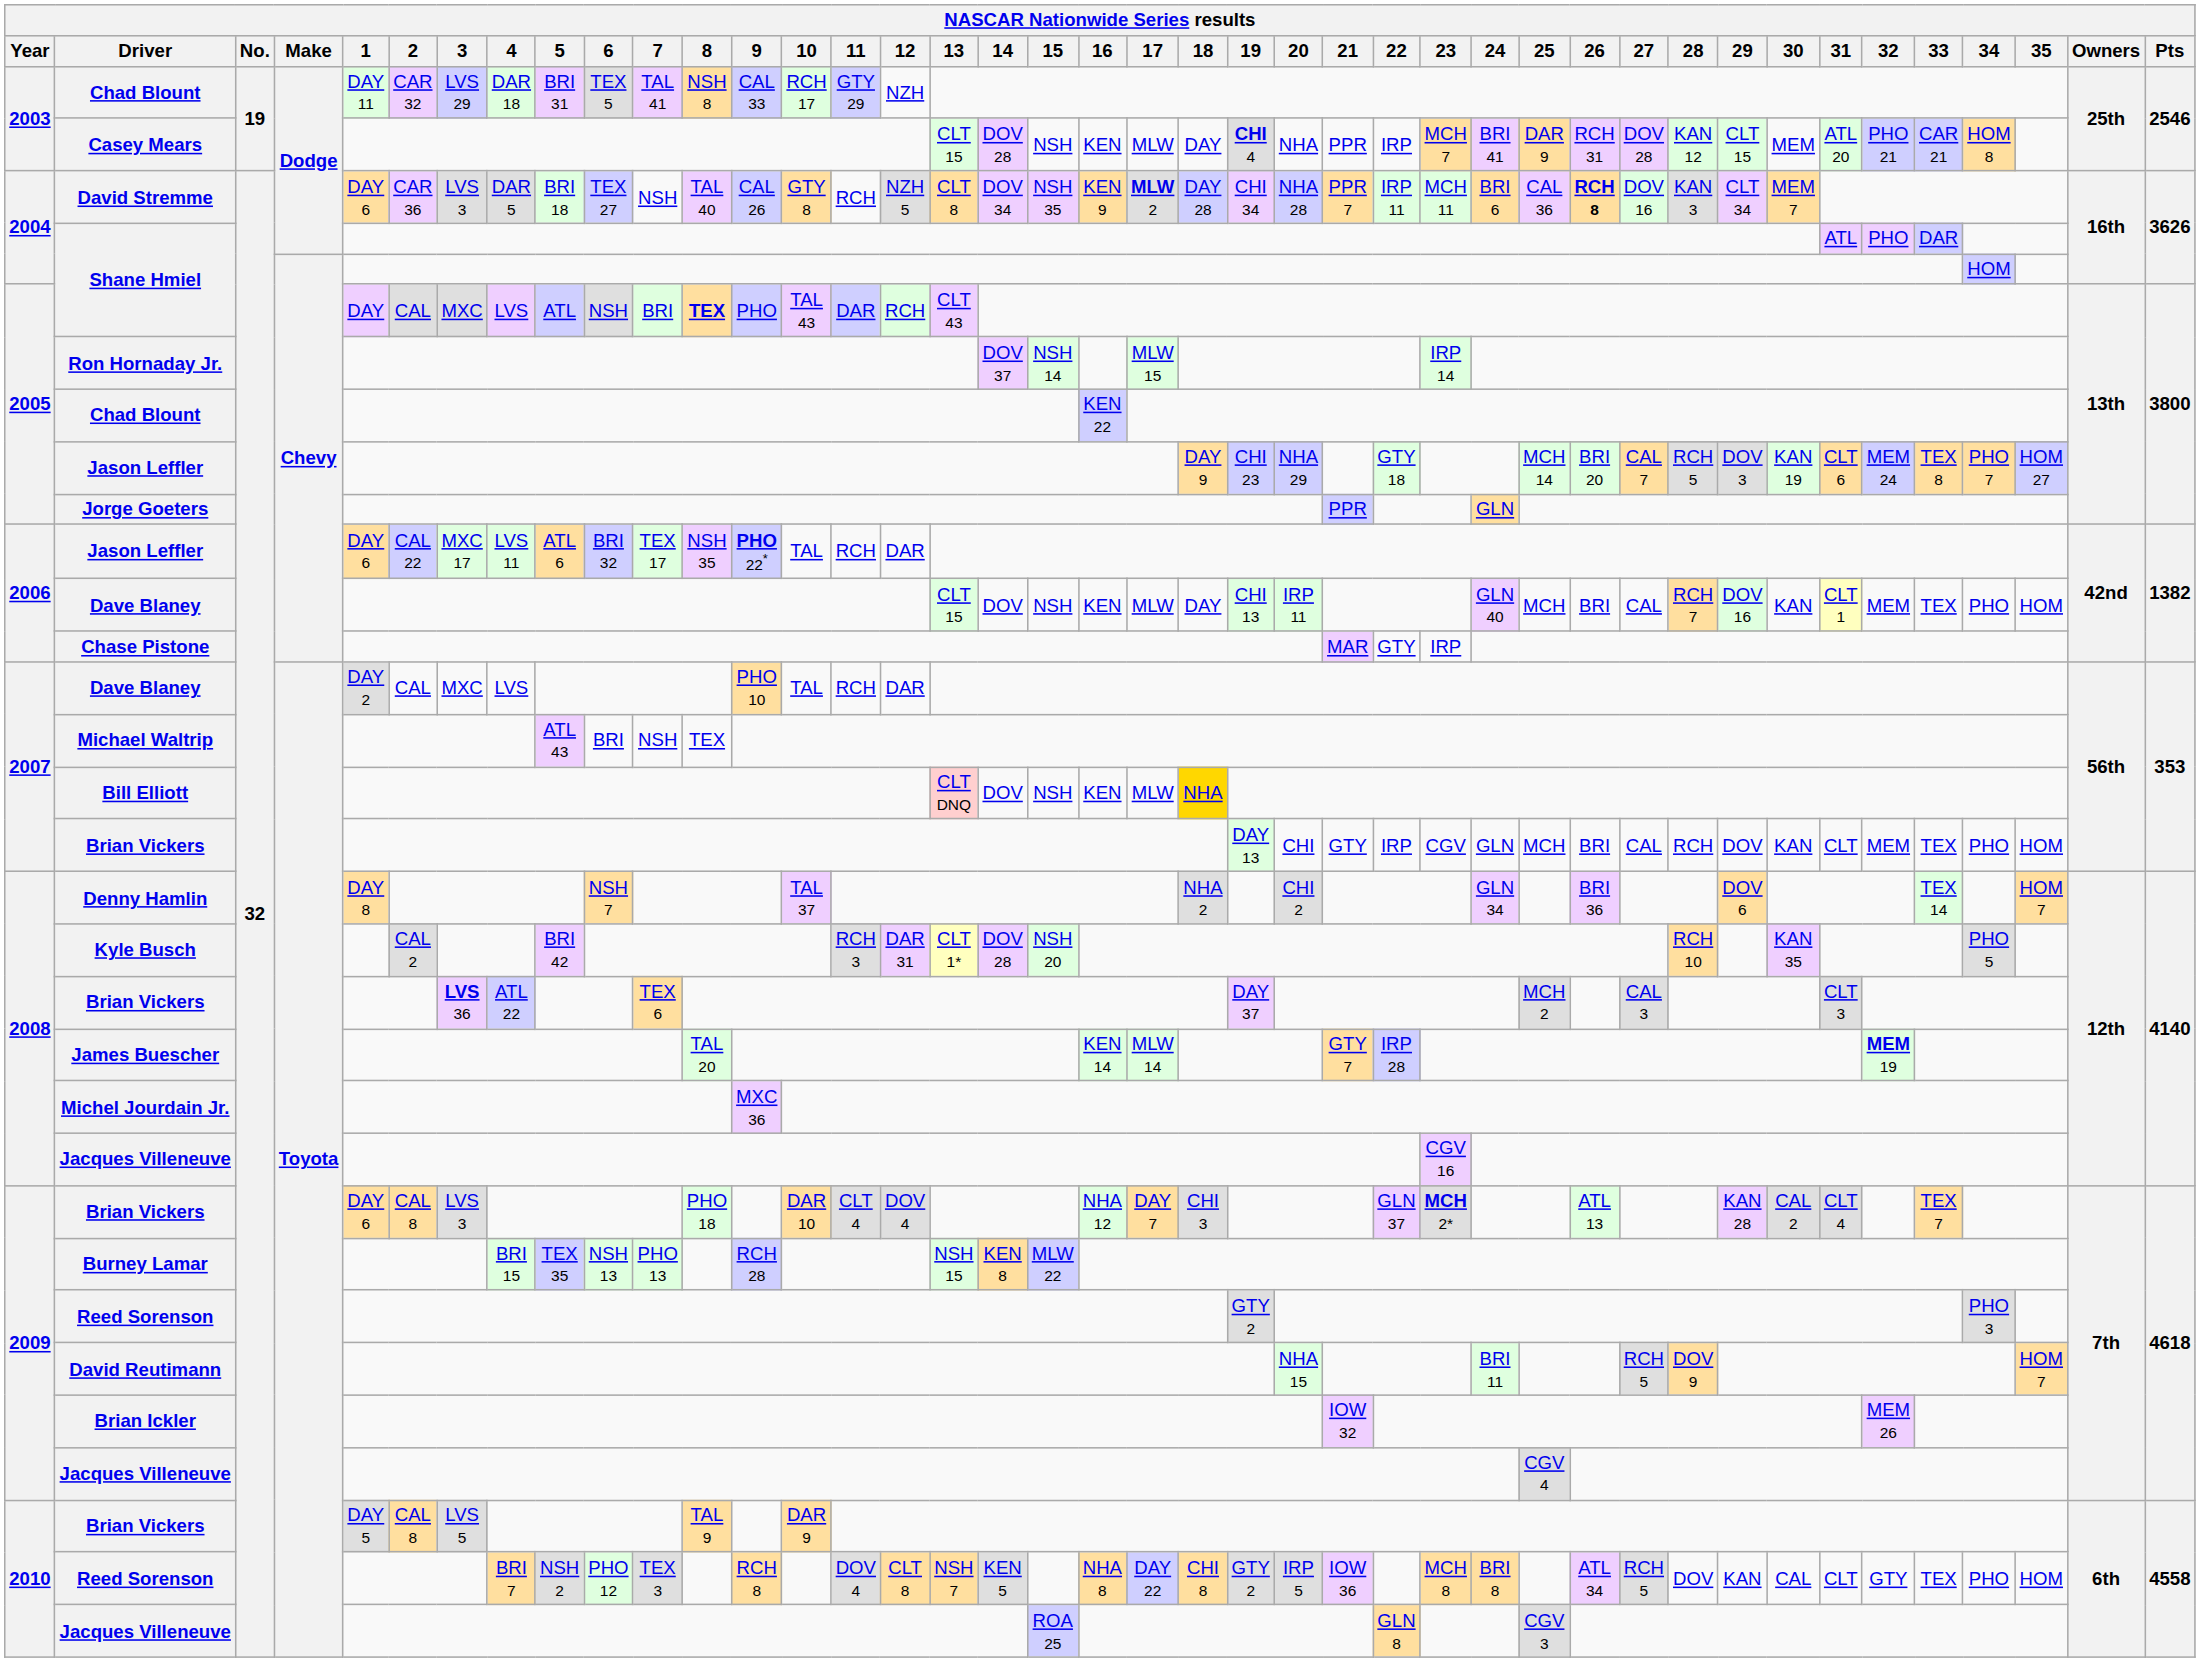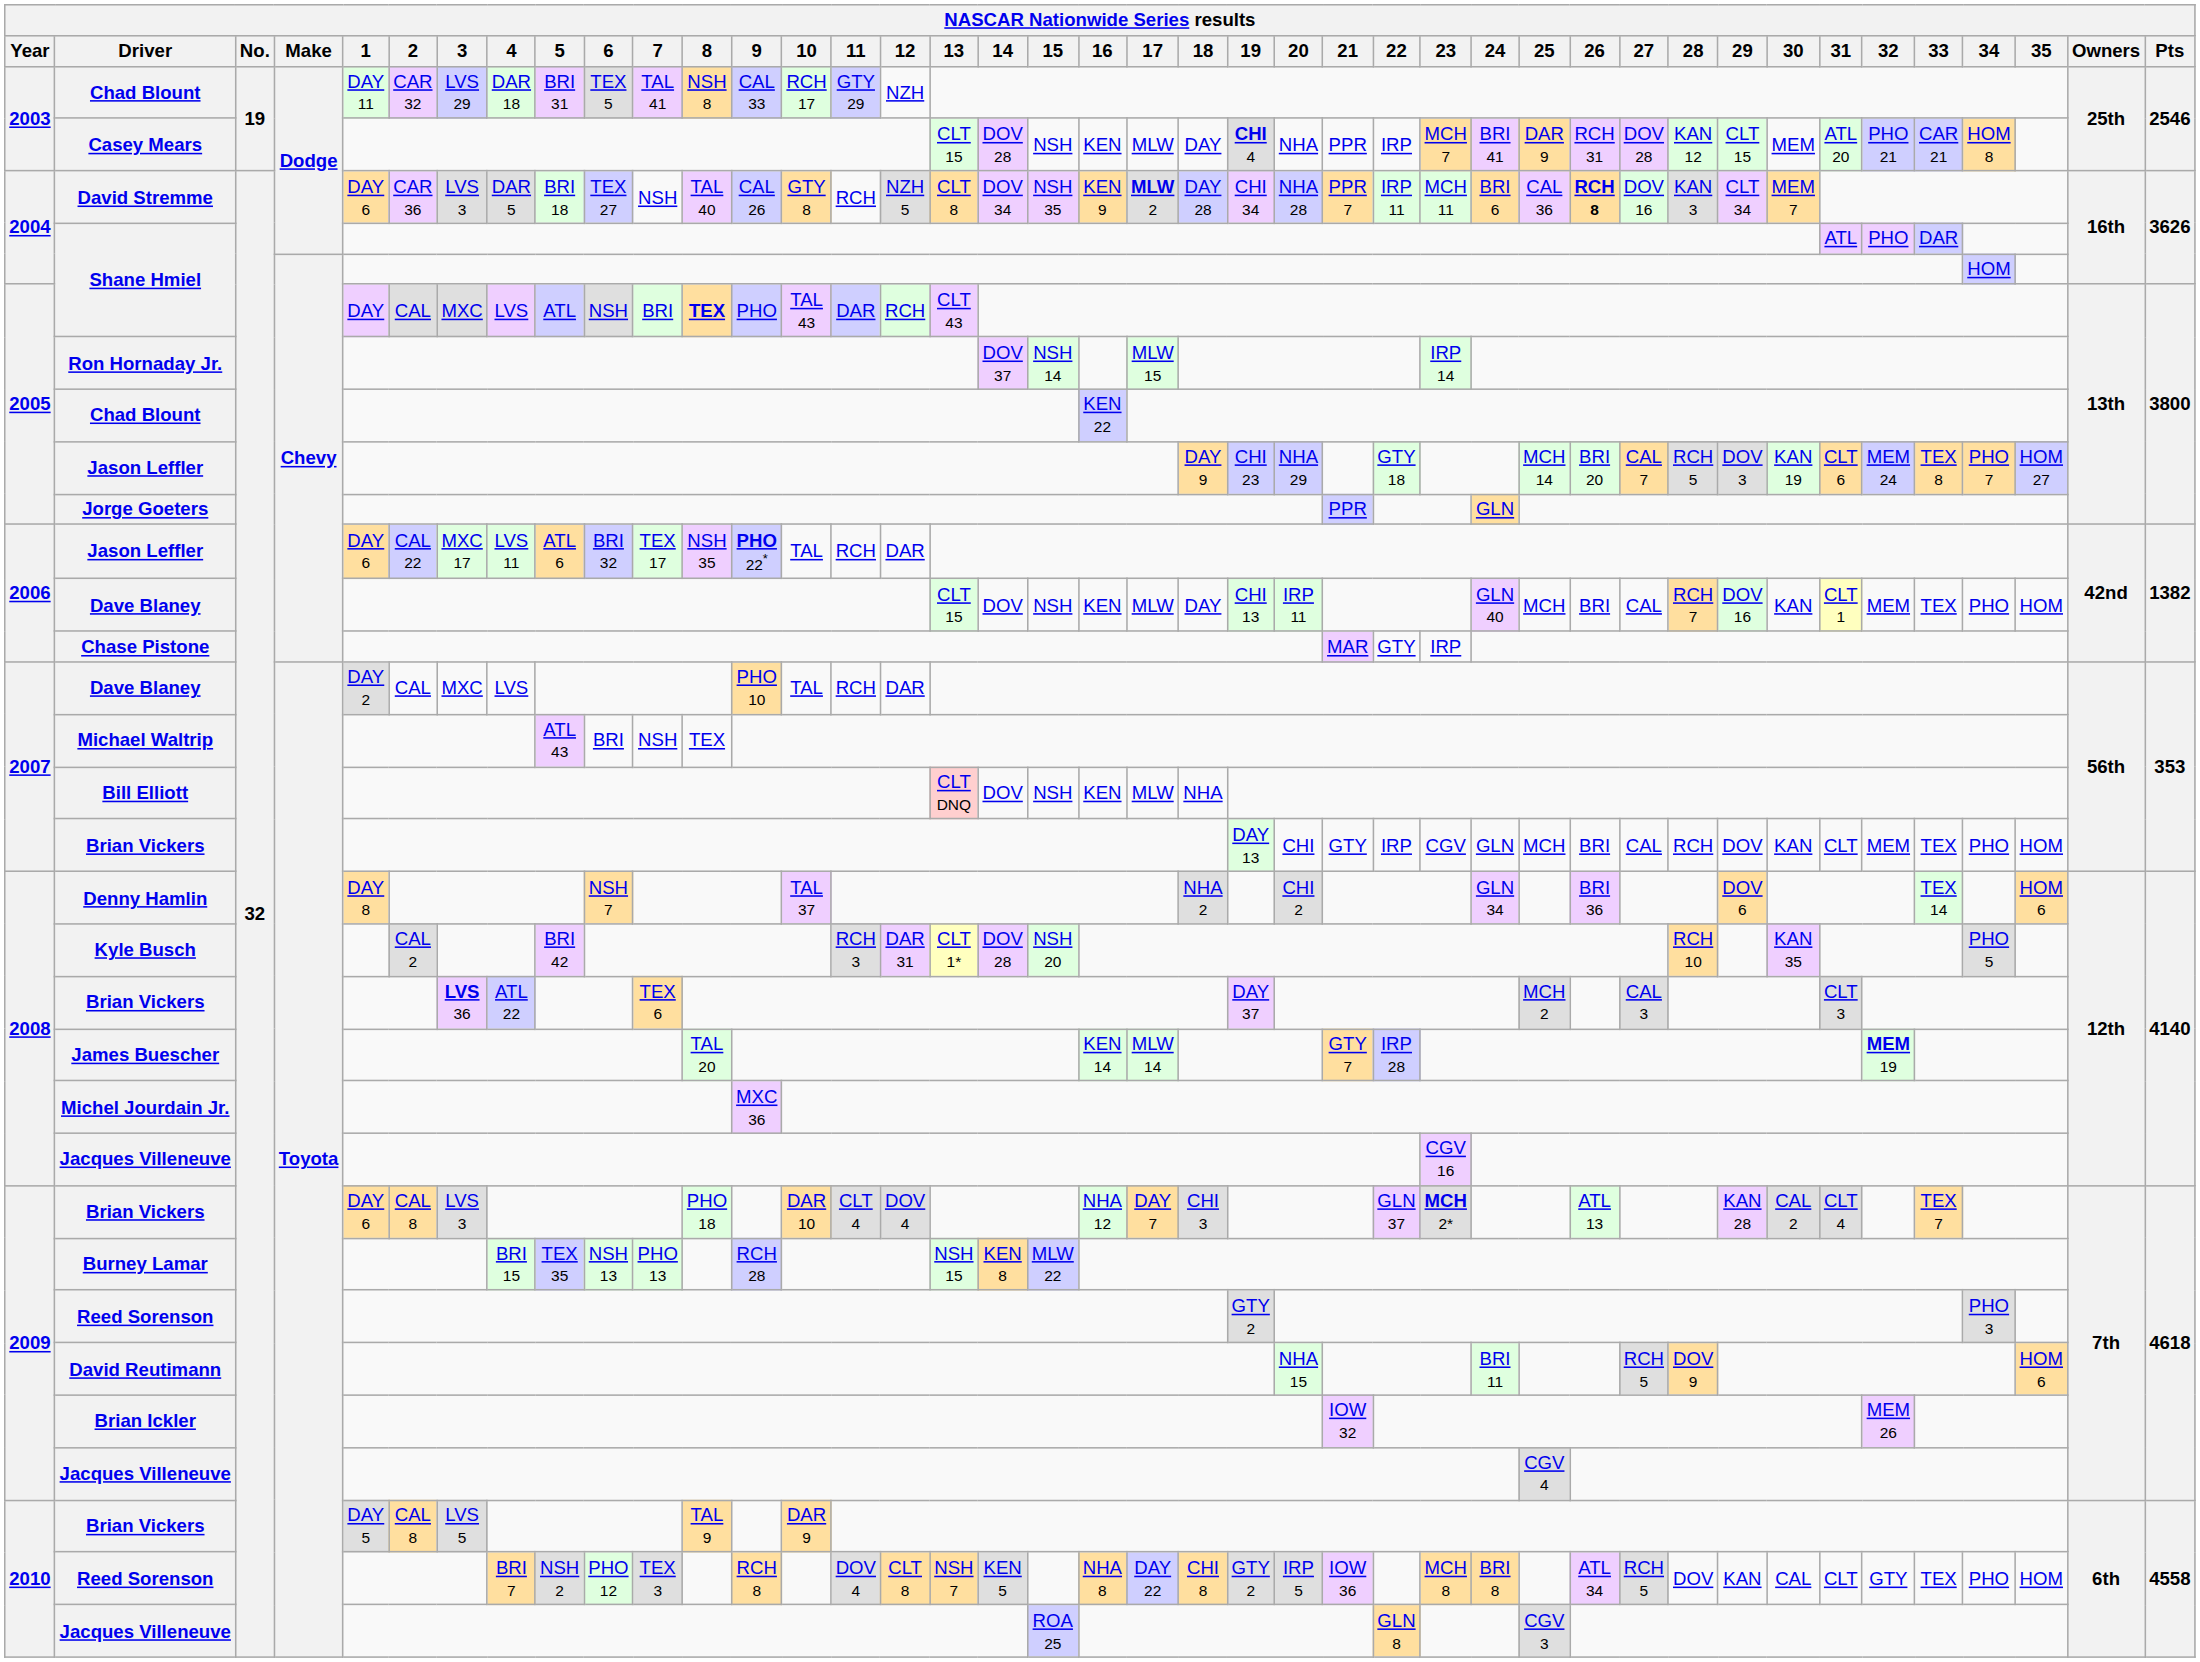(1203, 793) gold background -> (1203, 793) no background
(2041, 897) HOM 7 -> (2041, 897) HOM 6
(2041, 1368) HOM 7 -> (2041, 1368) HOM 6
